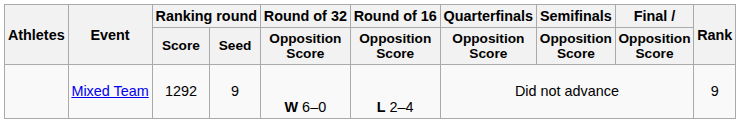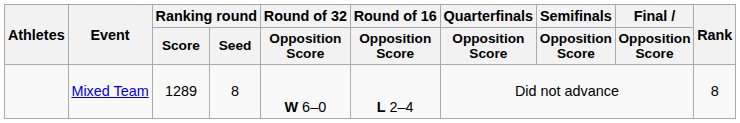(181, 91) 1292 -> (181, 91) 1289
(235, 91) 9 -> (235, 91) 8
(715, 91) 9 -> (715, 91) 8
